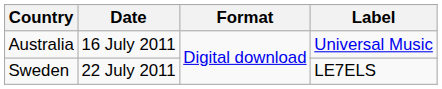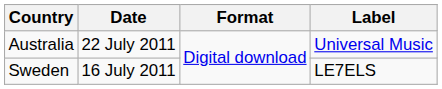(129, 44) 16 July 2011 -> (129, 44) 22 July 2011
(129, 71) 22 July 2011 -> (129, 71) 16 July 2011
